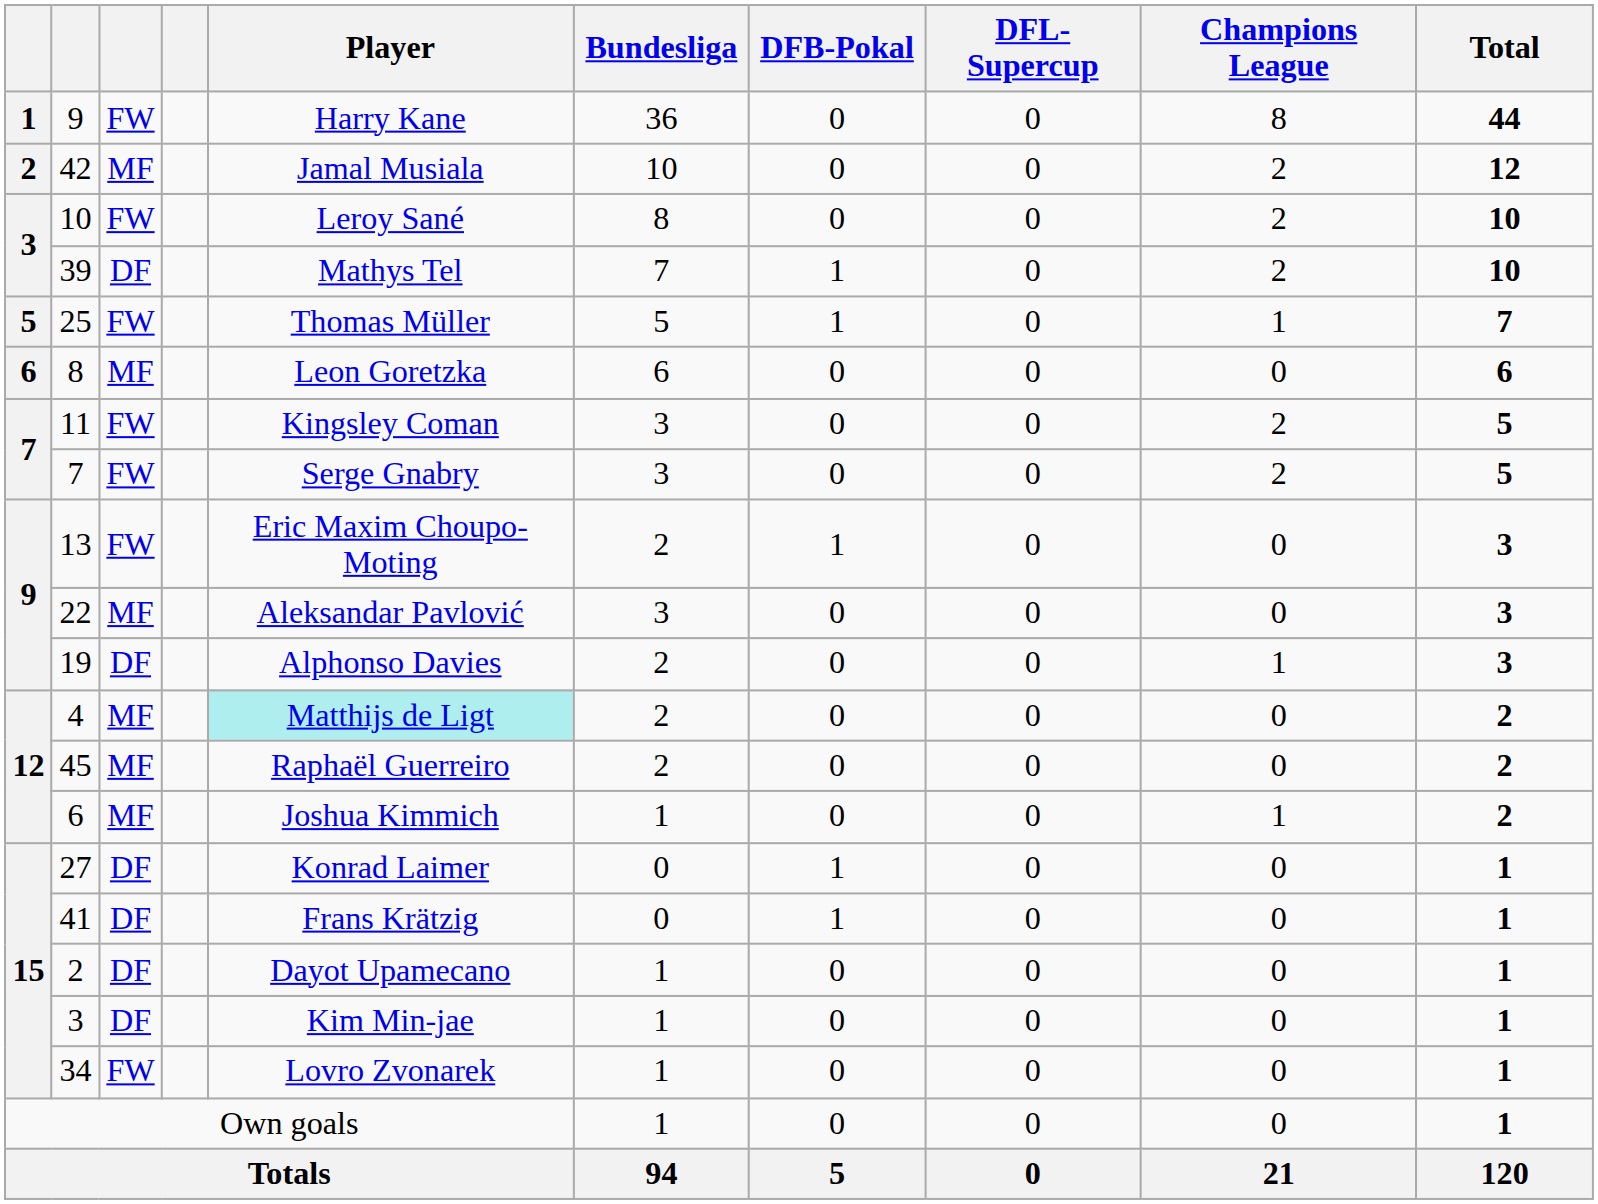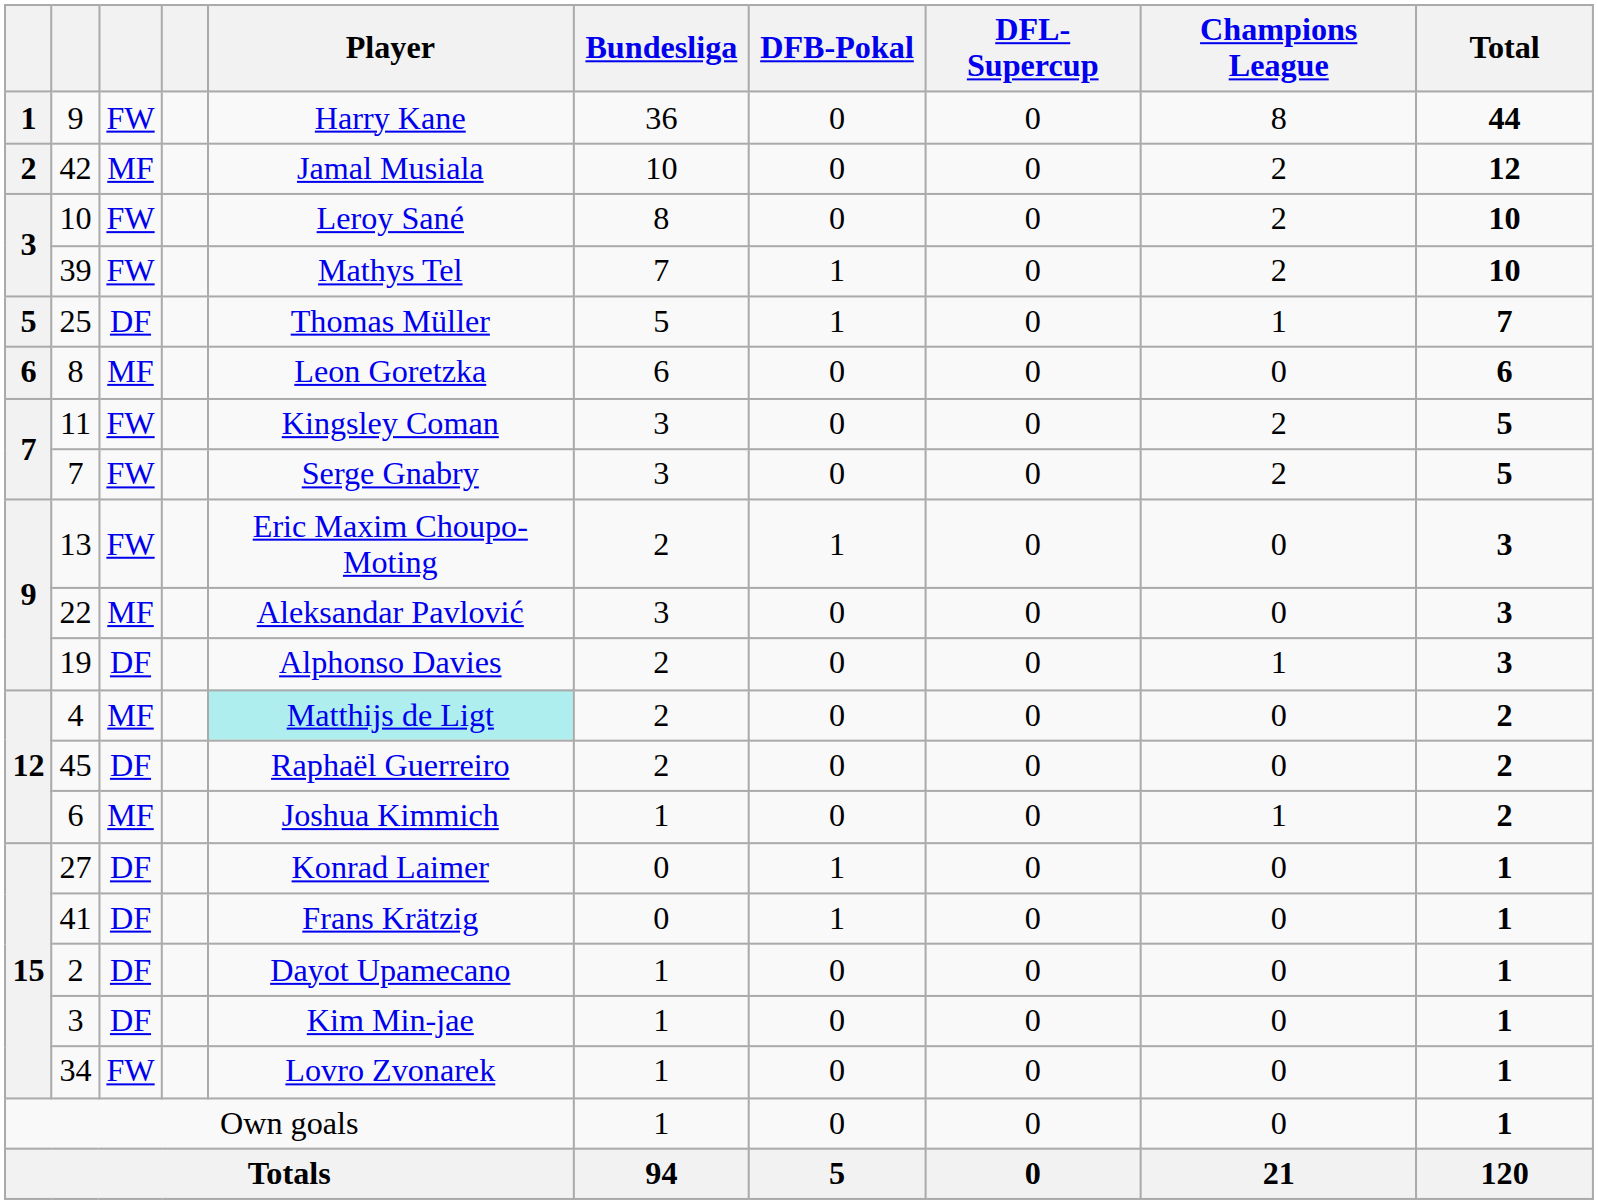(130, 270) DF -> (131, 270) FW
(131, 321) FW -> (130, 321) DF
(131, 765) MF -> (130, 765) DF
